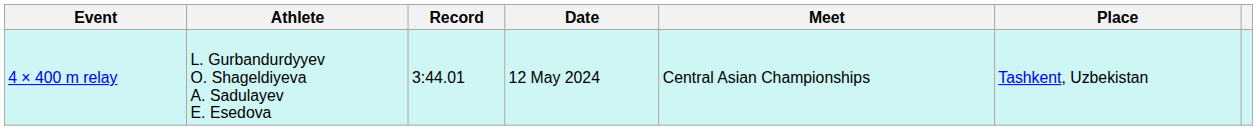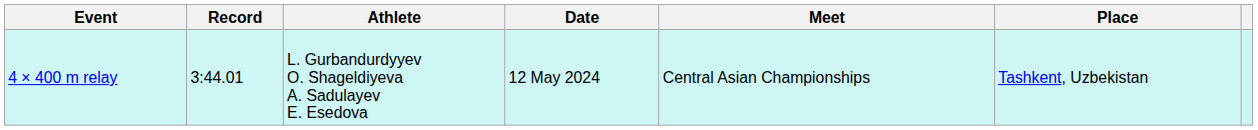columns swapped: (457, 17) <-> (298, 17)
